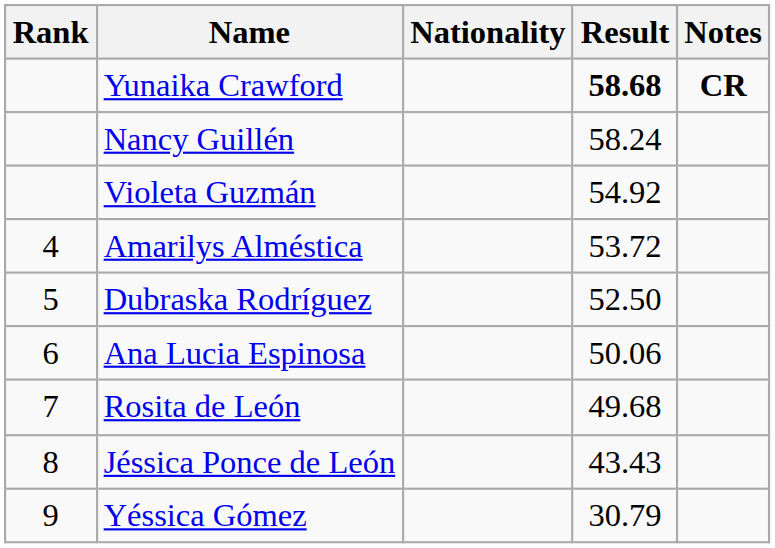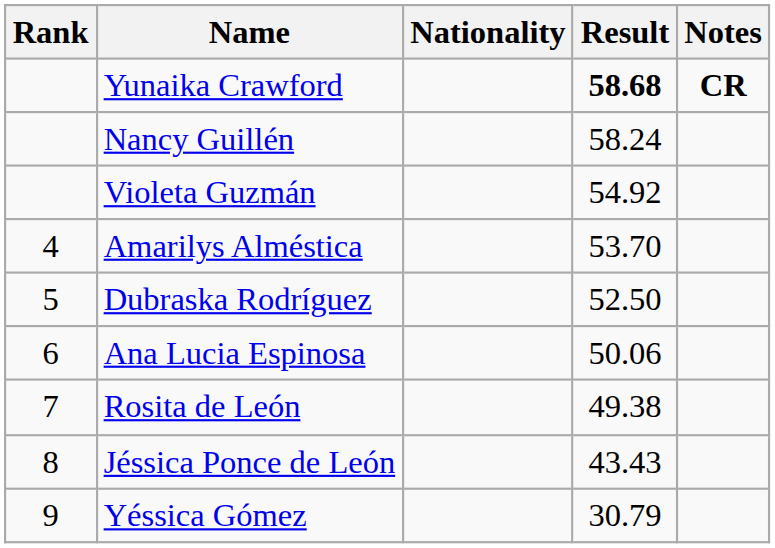(625, 246) 53.72 -> (625, 246) 53.70
(625, 406) 49.68 -> (625, 406) 49.38
